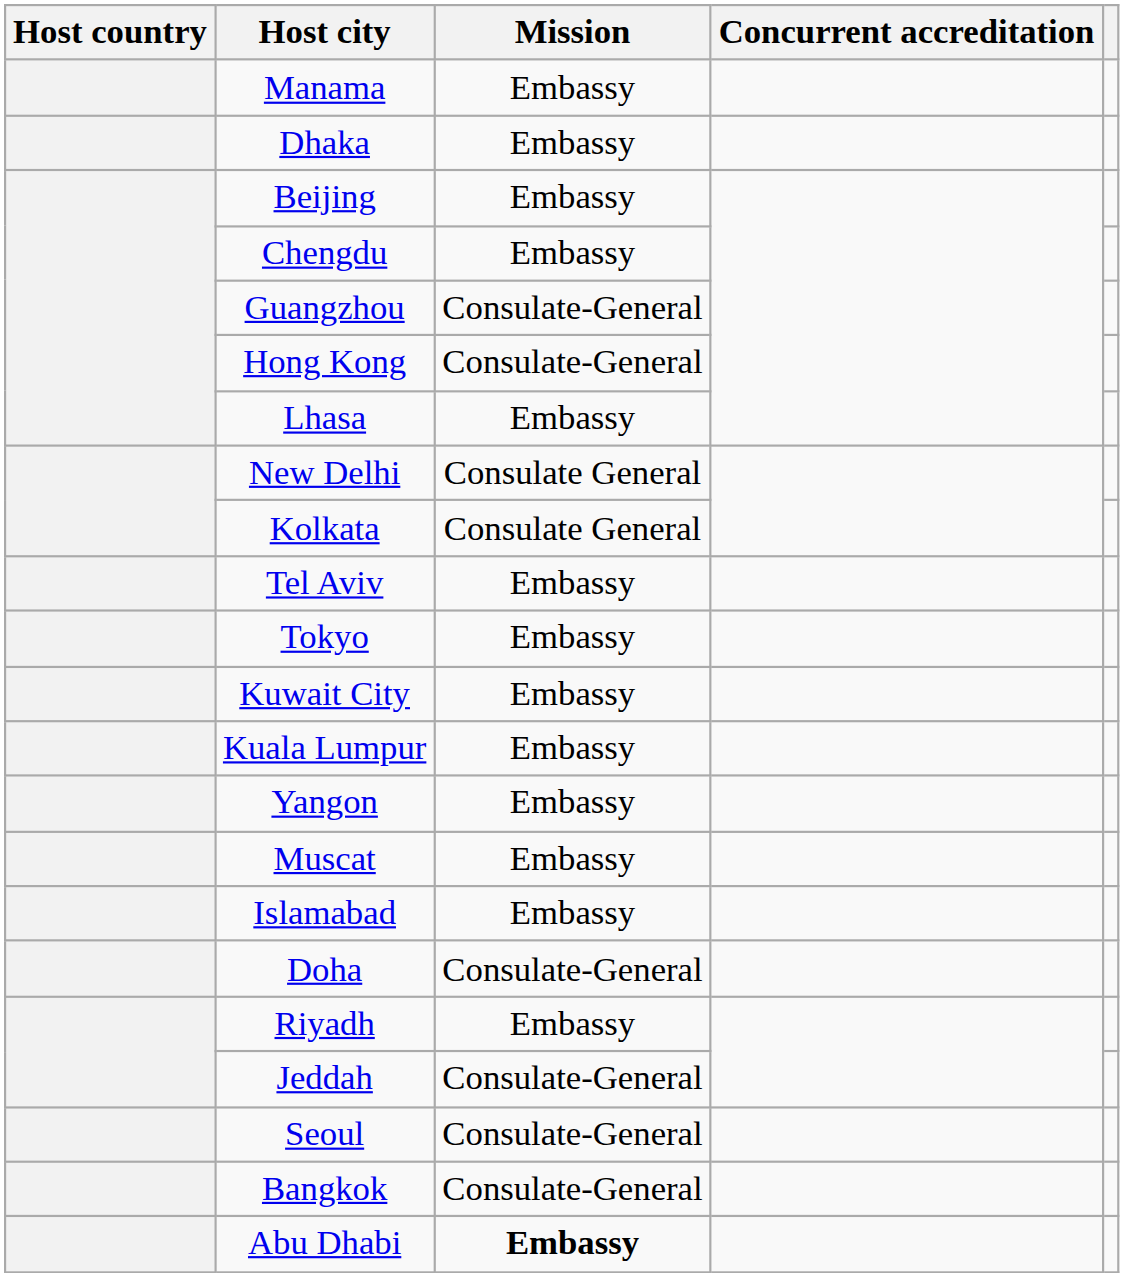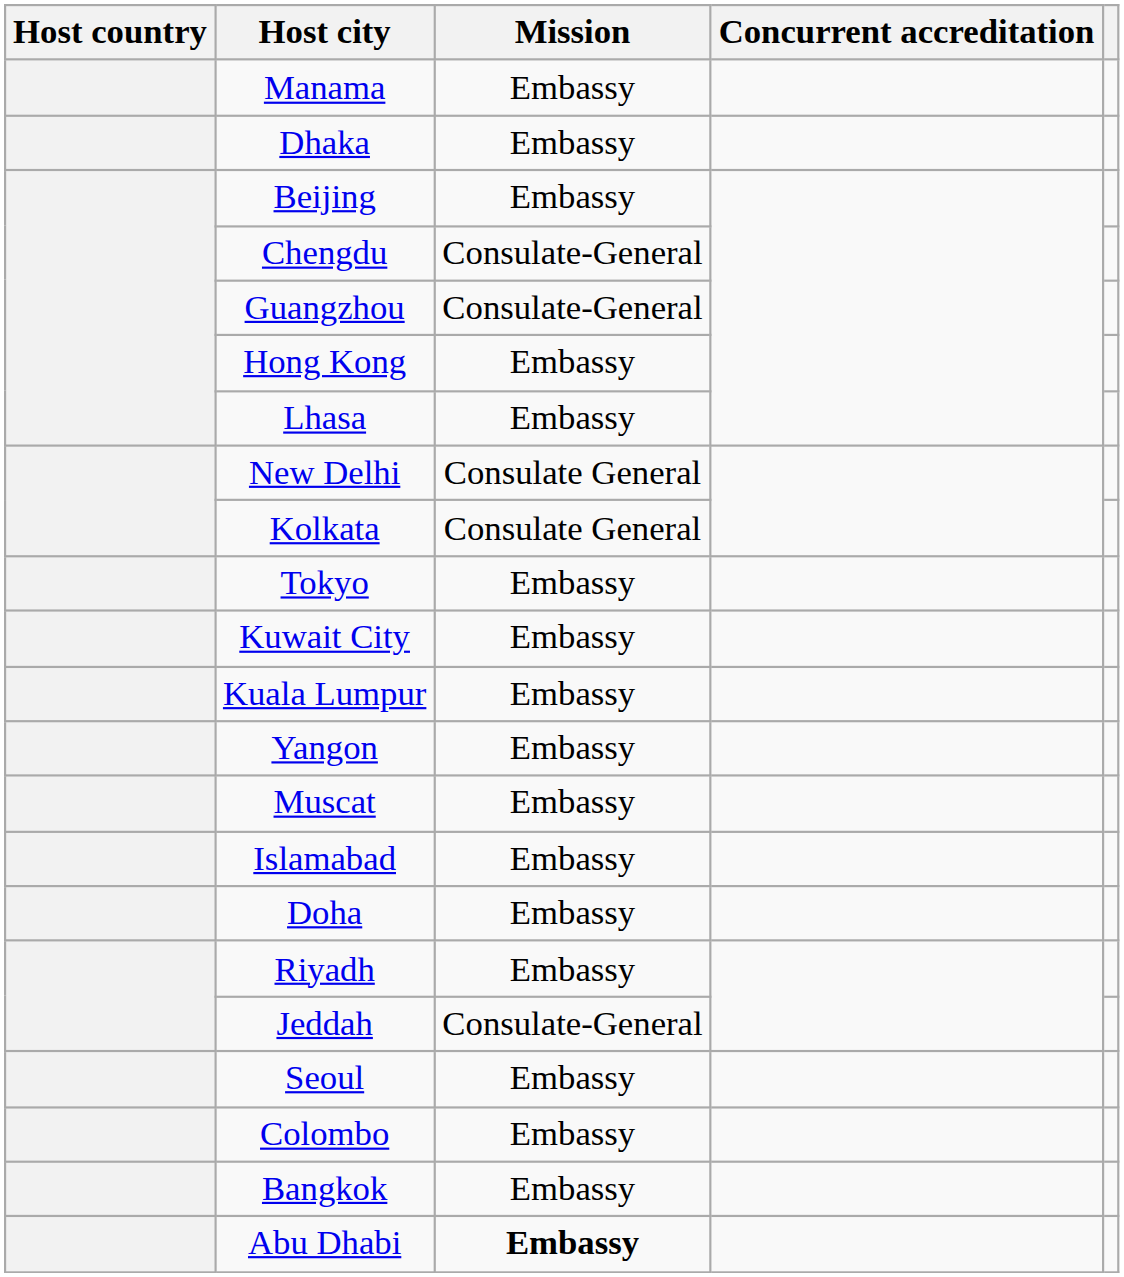(573, 252) Embassy -> (573, 252) Consulate-General
(573, 362) Consulate-General -> (573, 362) Embassy
- row: (325, 582)
(573, 968) Consulate-General -> (573, 913) Embassy
(573, 1133) Consulate-General -> (573, 1078) Embassy
+ row: (325, 1133)
(573, 1188) Consulate-General -> (573, 1188) Embassy
